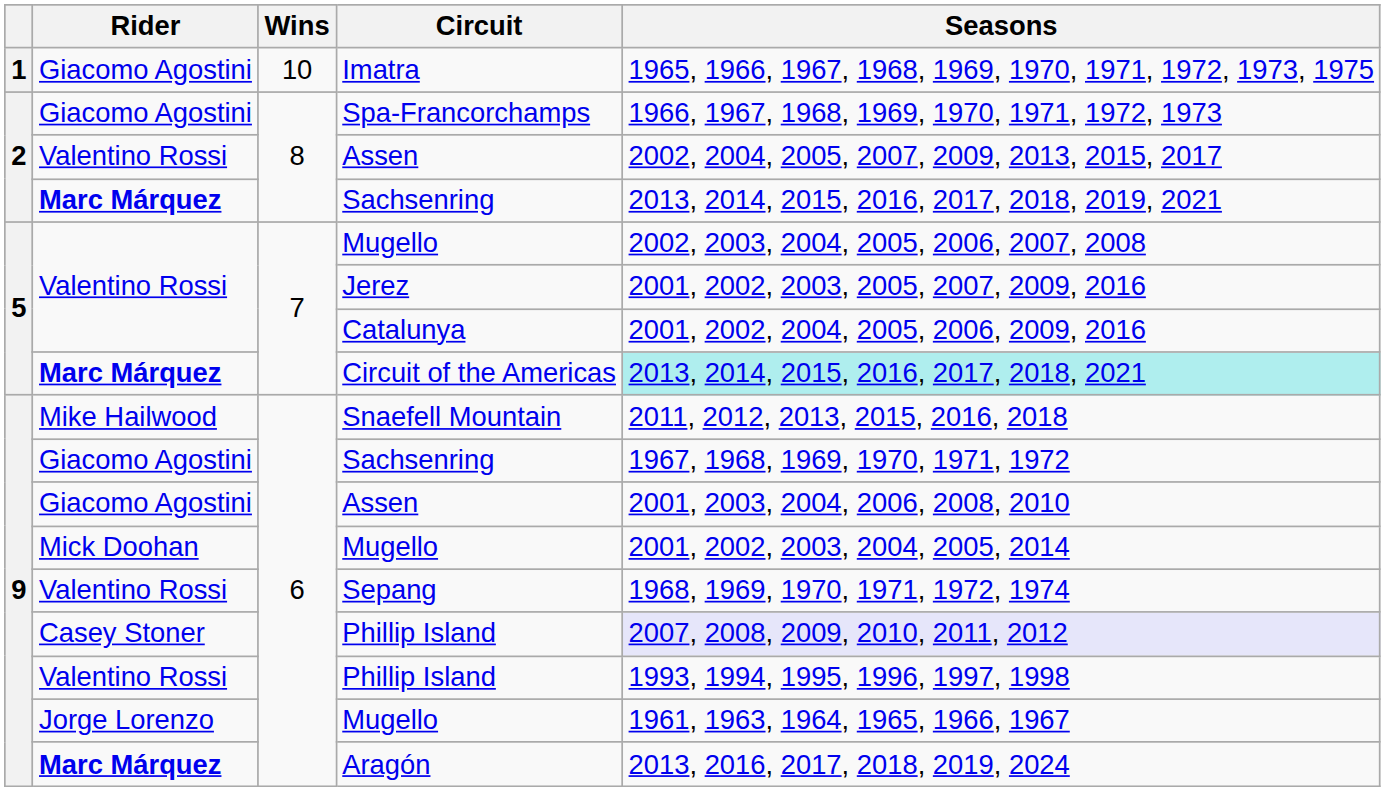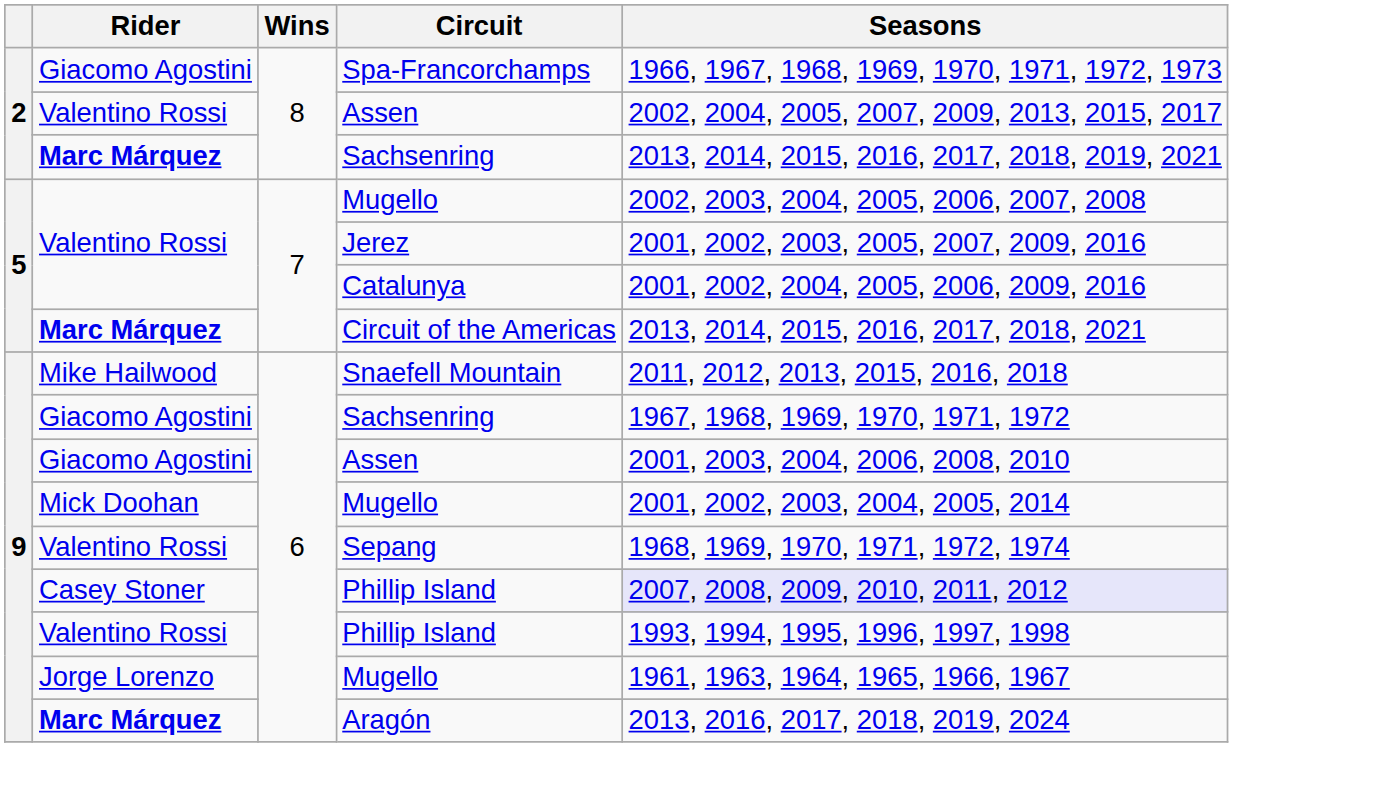- row: (145, 69)
(887, 373) paleturquoise background -> (887, 329) no background
